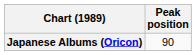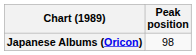(168, 42) 90 -> (168, 42) 98
